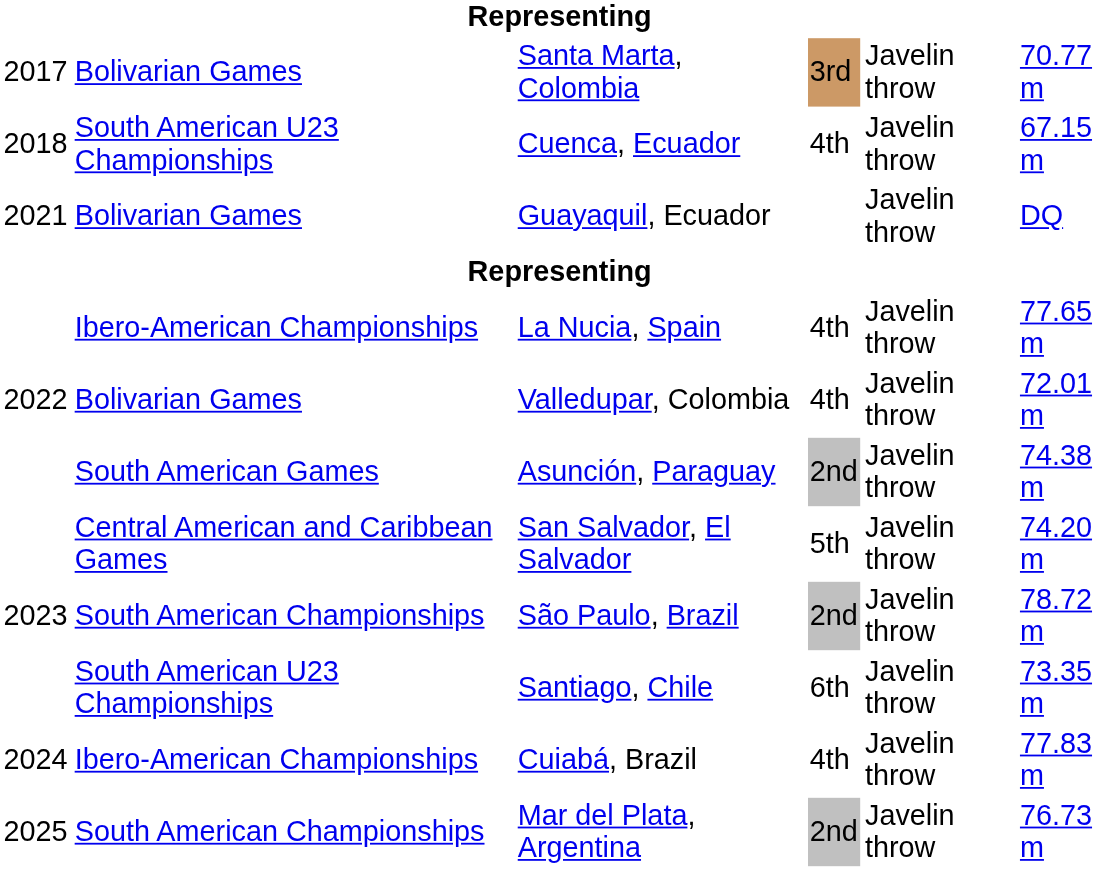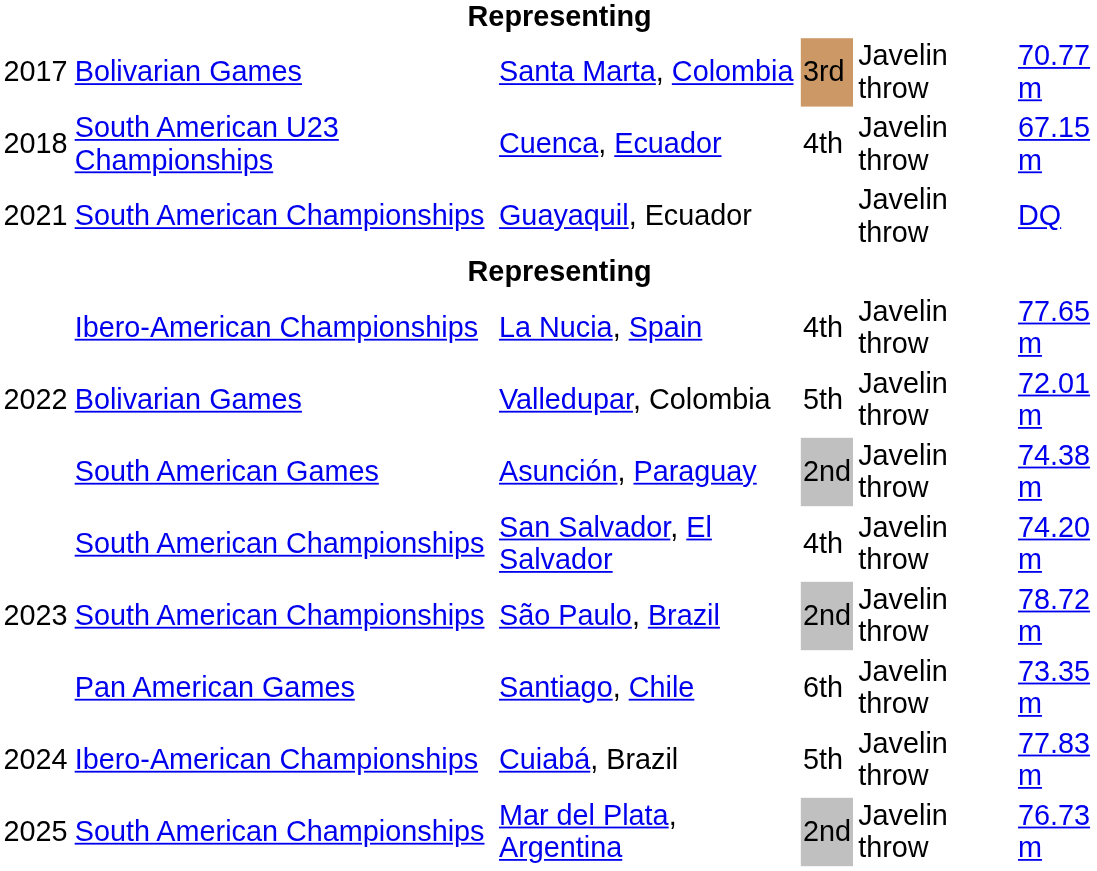(188, 215) Bolivarian Games -> (280, 215) South American Championships
(830, 399) 4th -> (823, 399) 5th
(284, 543) Central American and Caribbean Games -> (280, 543) South American Championships
(830, 543) 5th -> (823, 543) 4th
(207, 687) South American U23 Championships -> (215, 687) Pan American Games
(830, 759) 4th -> (823, 759) 5th
